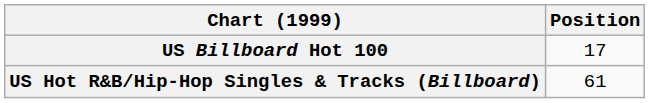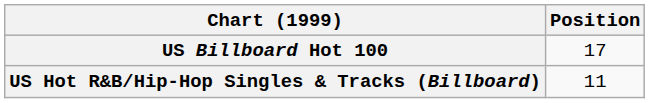(595, 82) 61 -> (595, 82) 11
